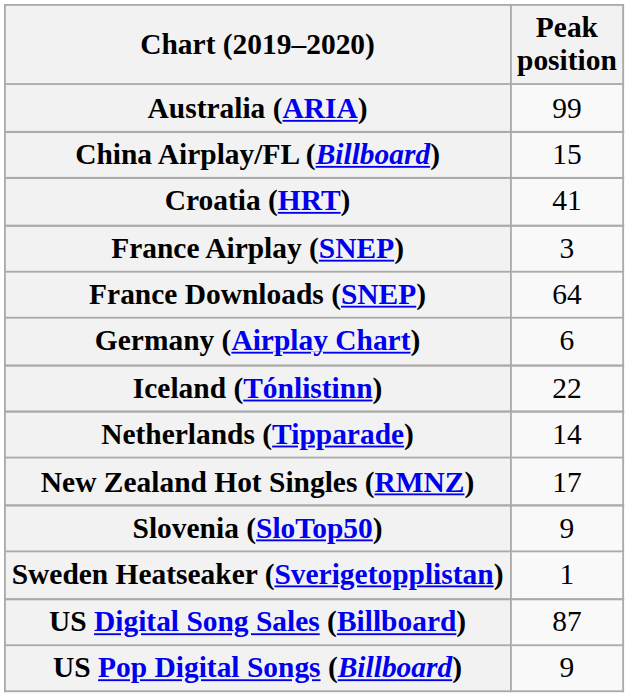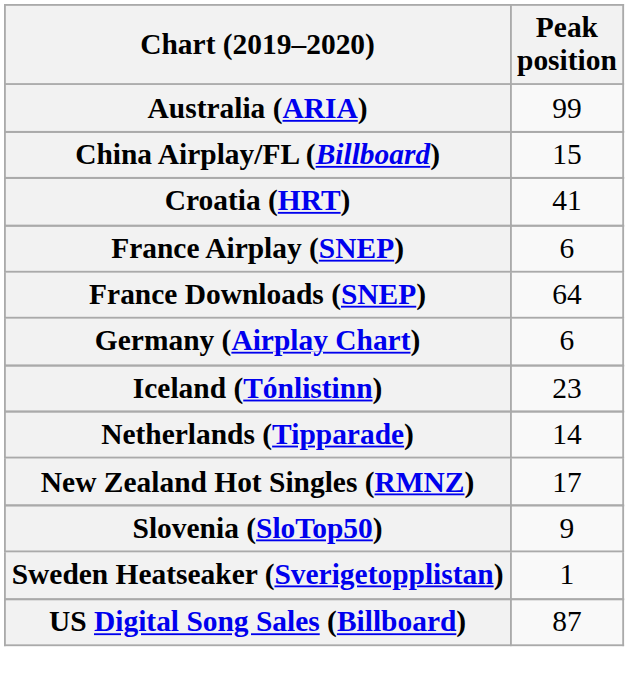(567, 247) 3 -> (567, 247) 6
(567, 387) 22 -> (567, 387) 23
- row: (258, 667)
